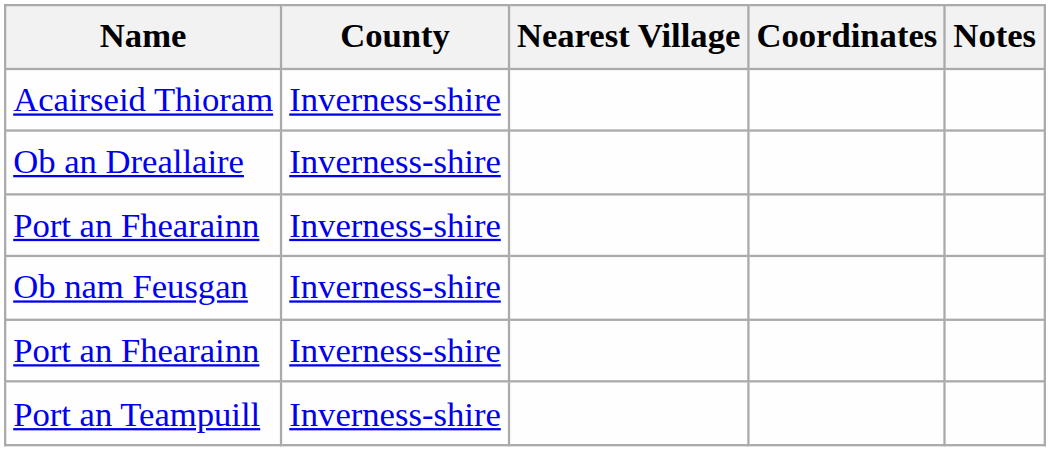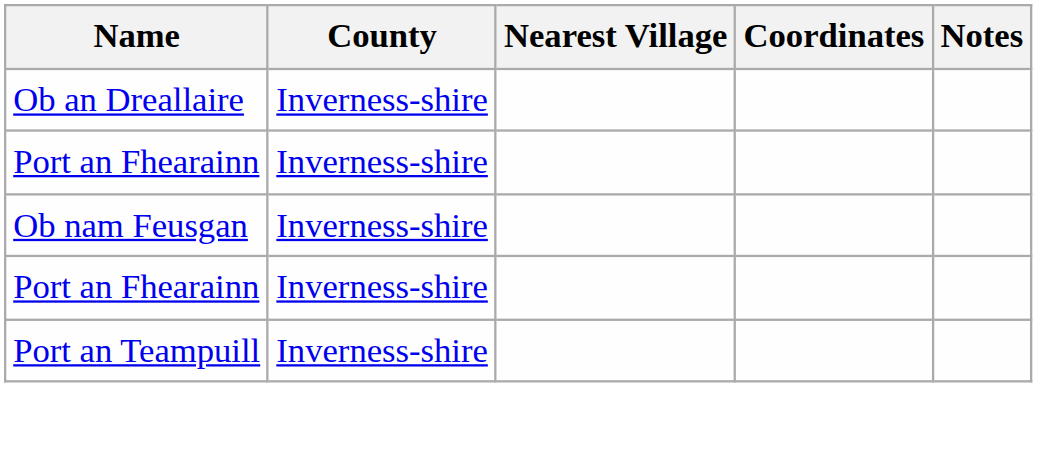- row: (143, 98)
